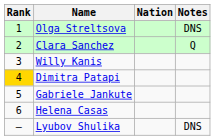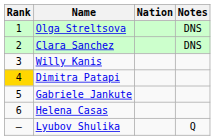(193, 45) Q -> (193, 45) DNS
(193, 127) DNS -> (193, 127) Q
